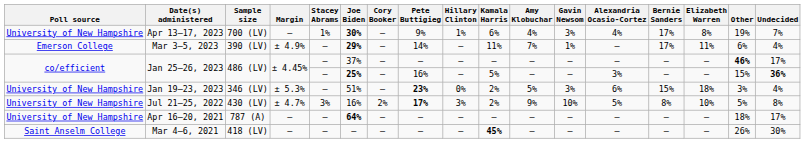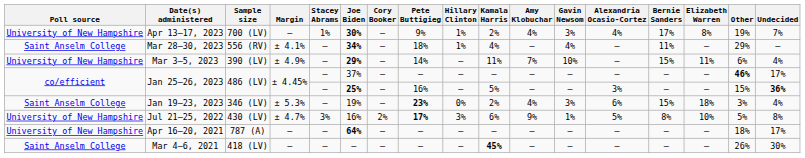(494, 32) 6% -> (494, 32) 2%
+ row: (185, 46)
(75, 46) Emerson College -> (75, 60) University of New Hampshire
(570, 46) 1% -> (570, 60) 10%
(666, 46) 17% -> (666, 60) 15%
(75, 89) University of New Hampshire -> (75, 103) Saint Anselm College
(354, 89) 51% -> (354, 103) 19%
(532, 89) 5% -> (532, 103) 4%
(494, 103) 2% -> (494, 117) 6%
(570, 103) 10% -> (570, 117) 1%
